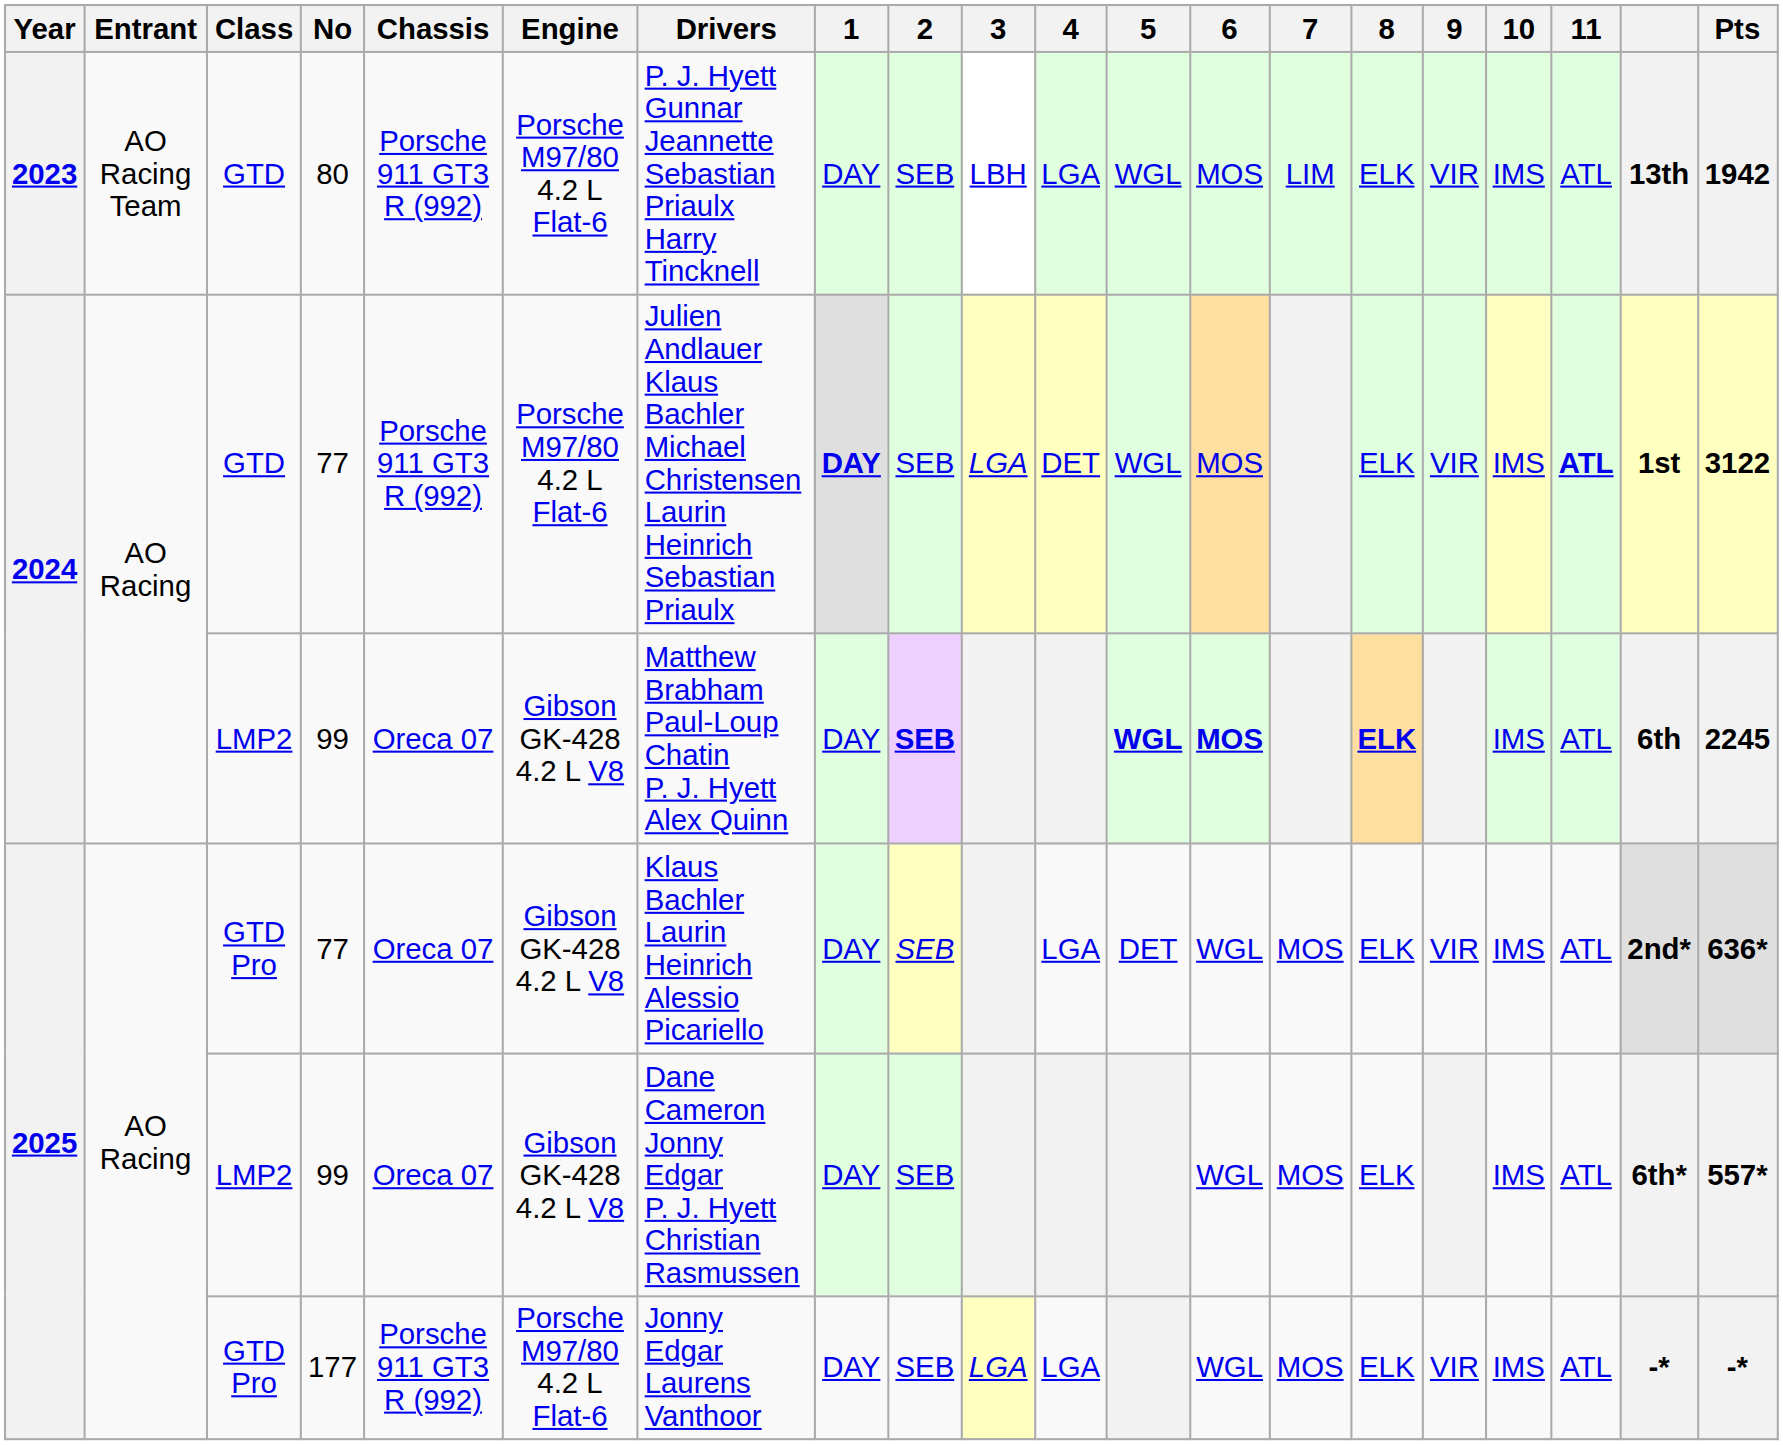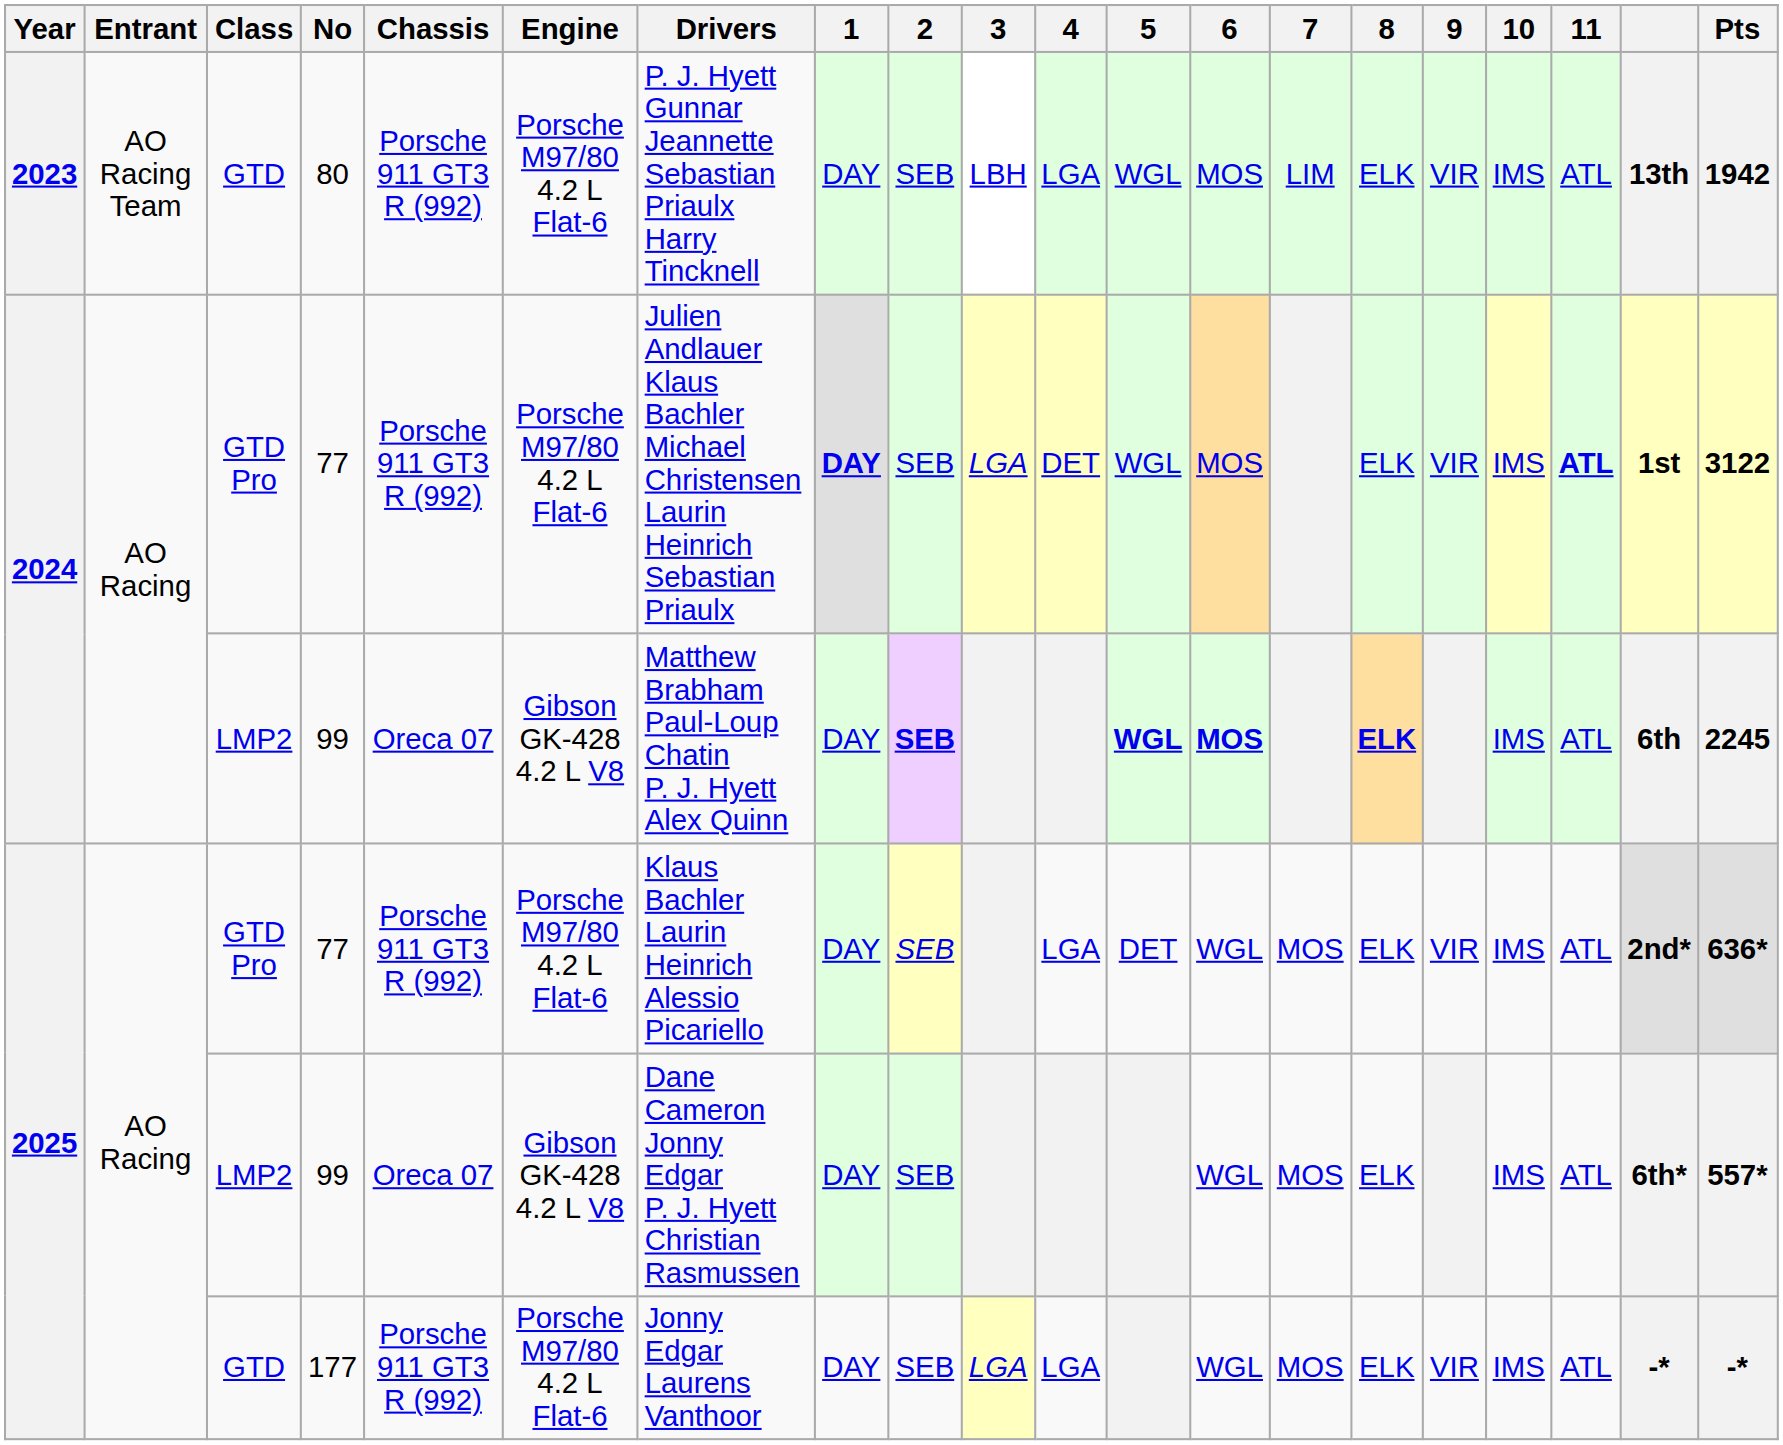(254, 464) GTD -> (254, 464) GTD Pro
(433, 949) Oreca 07 -> (433, 949) Porsche 911 GT3 R (992)
(570, 949) Gibson GK-428 4.2 L V8 -> (570, 949) Porsche M97/80 4.2 L Flat-6
(254, 1368) GTD Pro -> (254, 1368) GTD
